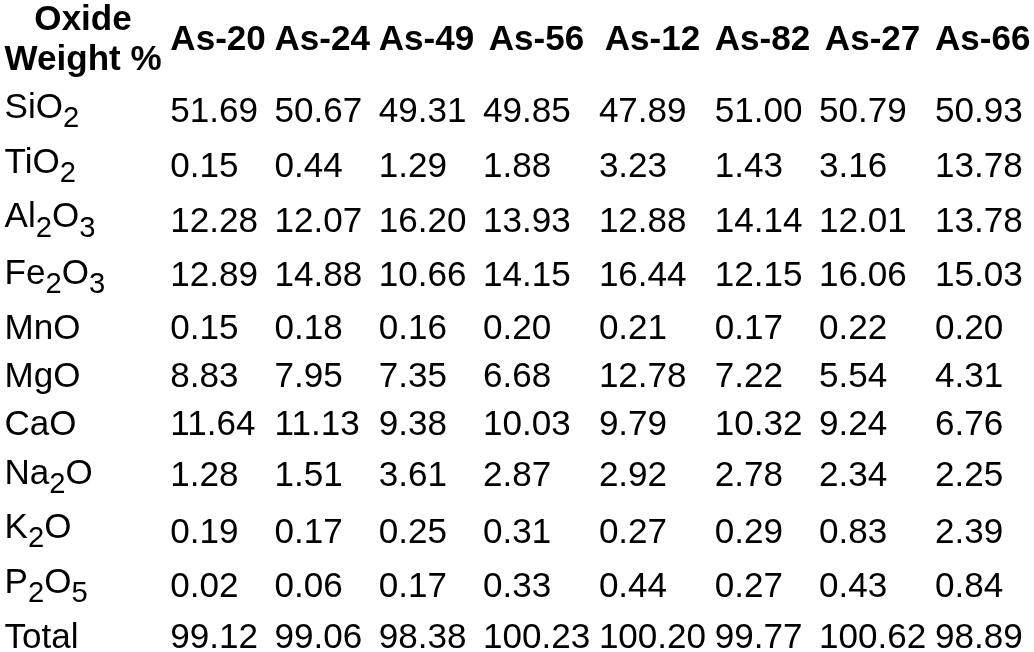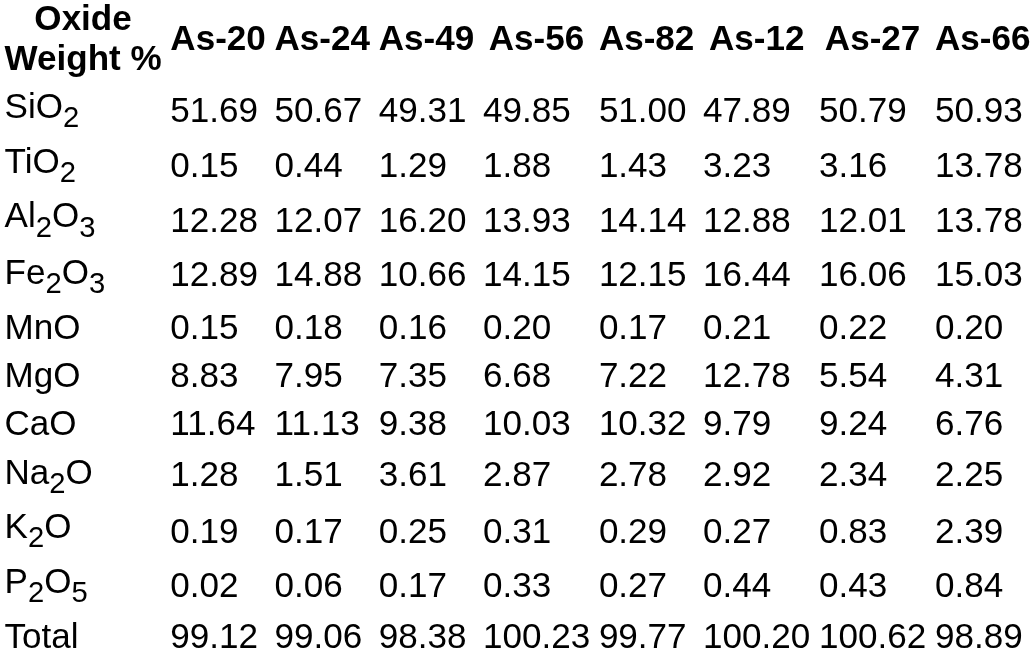columns swapped: (763, 38) <-> (652, 38)
